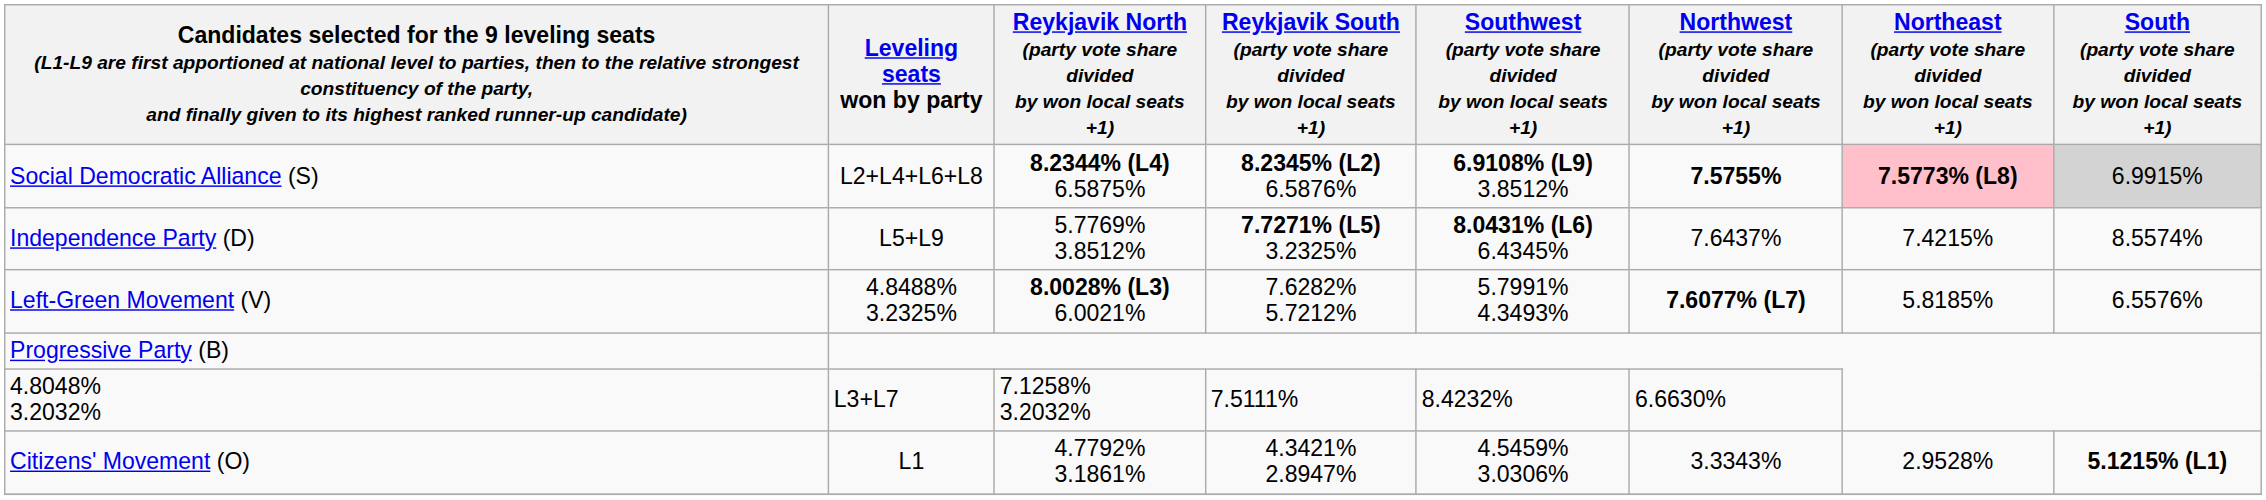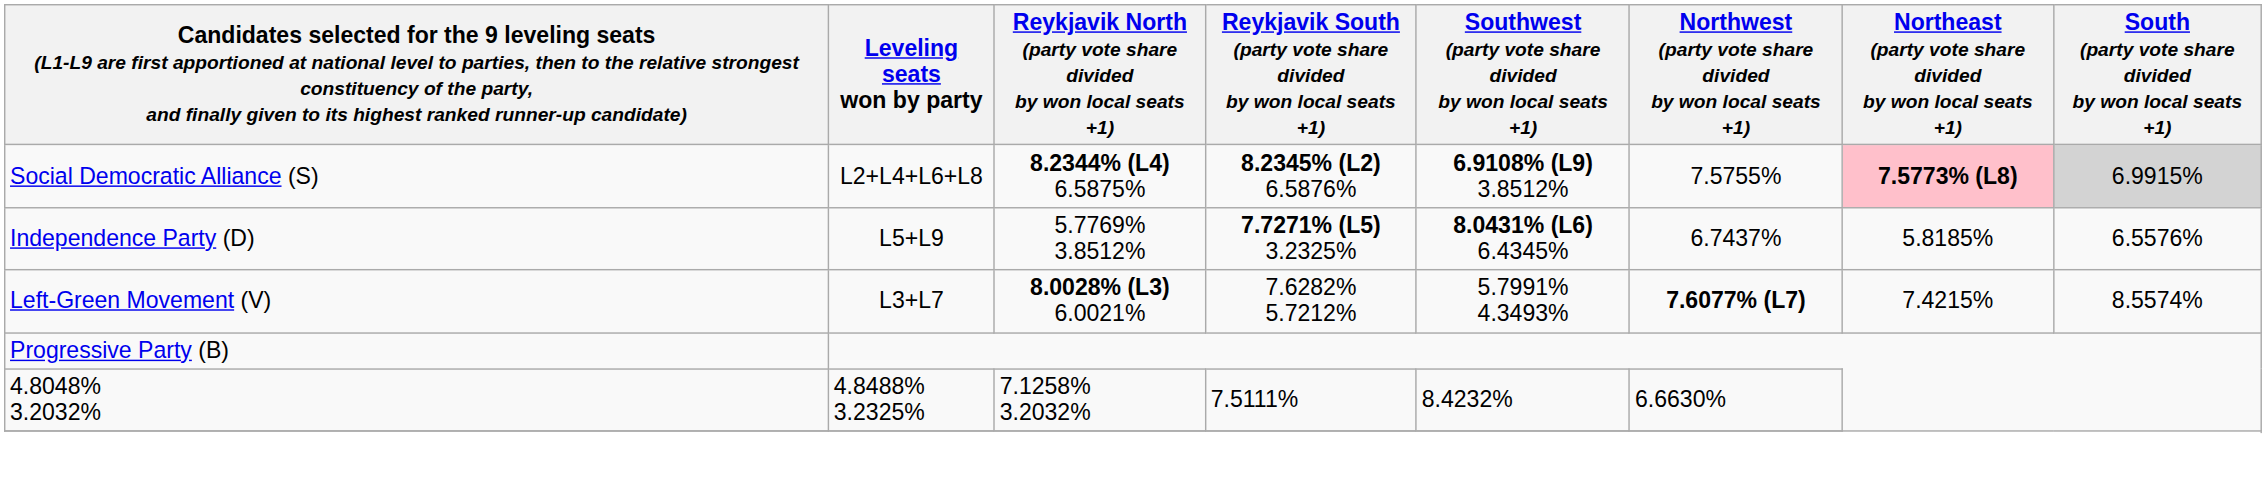(1736, 175) bold -> (1736, 175) normal
(1736, 238) 7.6437% -> (1736, 238) 6.7437%
(1948, 238) 7.4215% -> (1948, 238) 5.8185%
(2157, 238) 8.5574% -> (2157, 238) 6.5576%
(911, 300) 4.8488% 3.2325% -> (911, 300) L3+L7
(1948, 300) 5.8185% -> (1948, 300) 7.4215%
(2157, 300) 6.5576% -> (2157, 300) 8.5574%
(866, 399) L3+L7 -> (879, 399) 4.8488% 3.2325%
- row: (130, 462)
